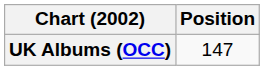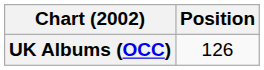(218, 49) 147 -> (218, 49) 126
